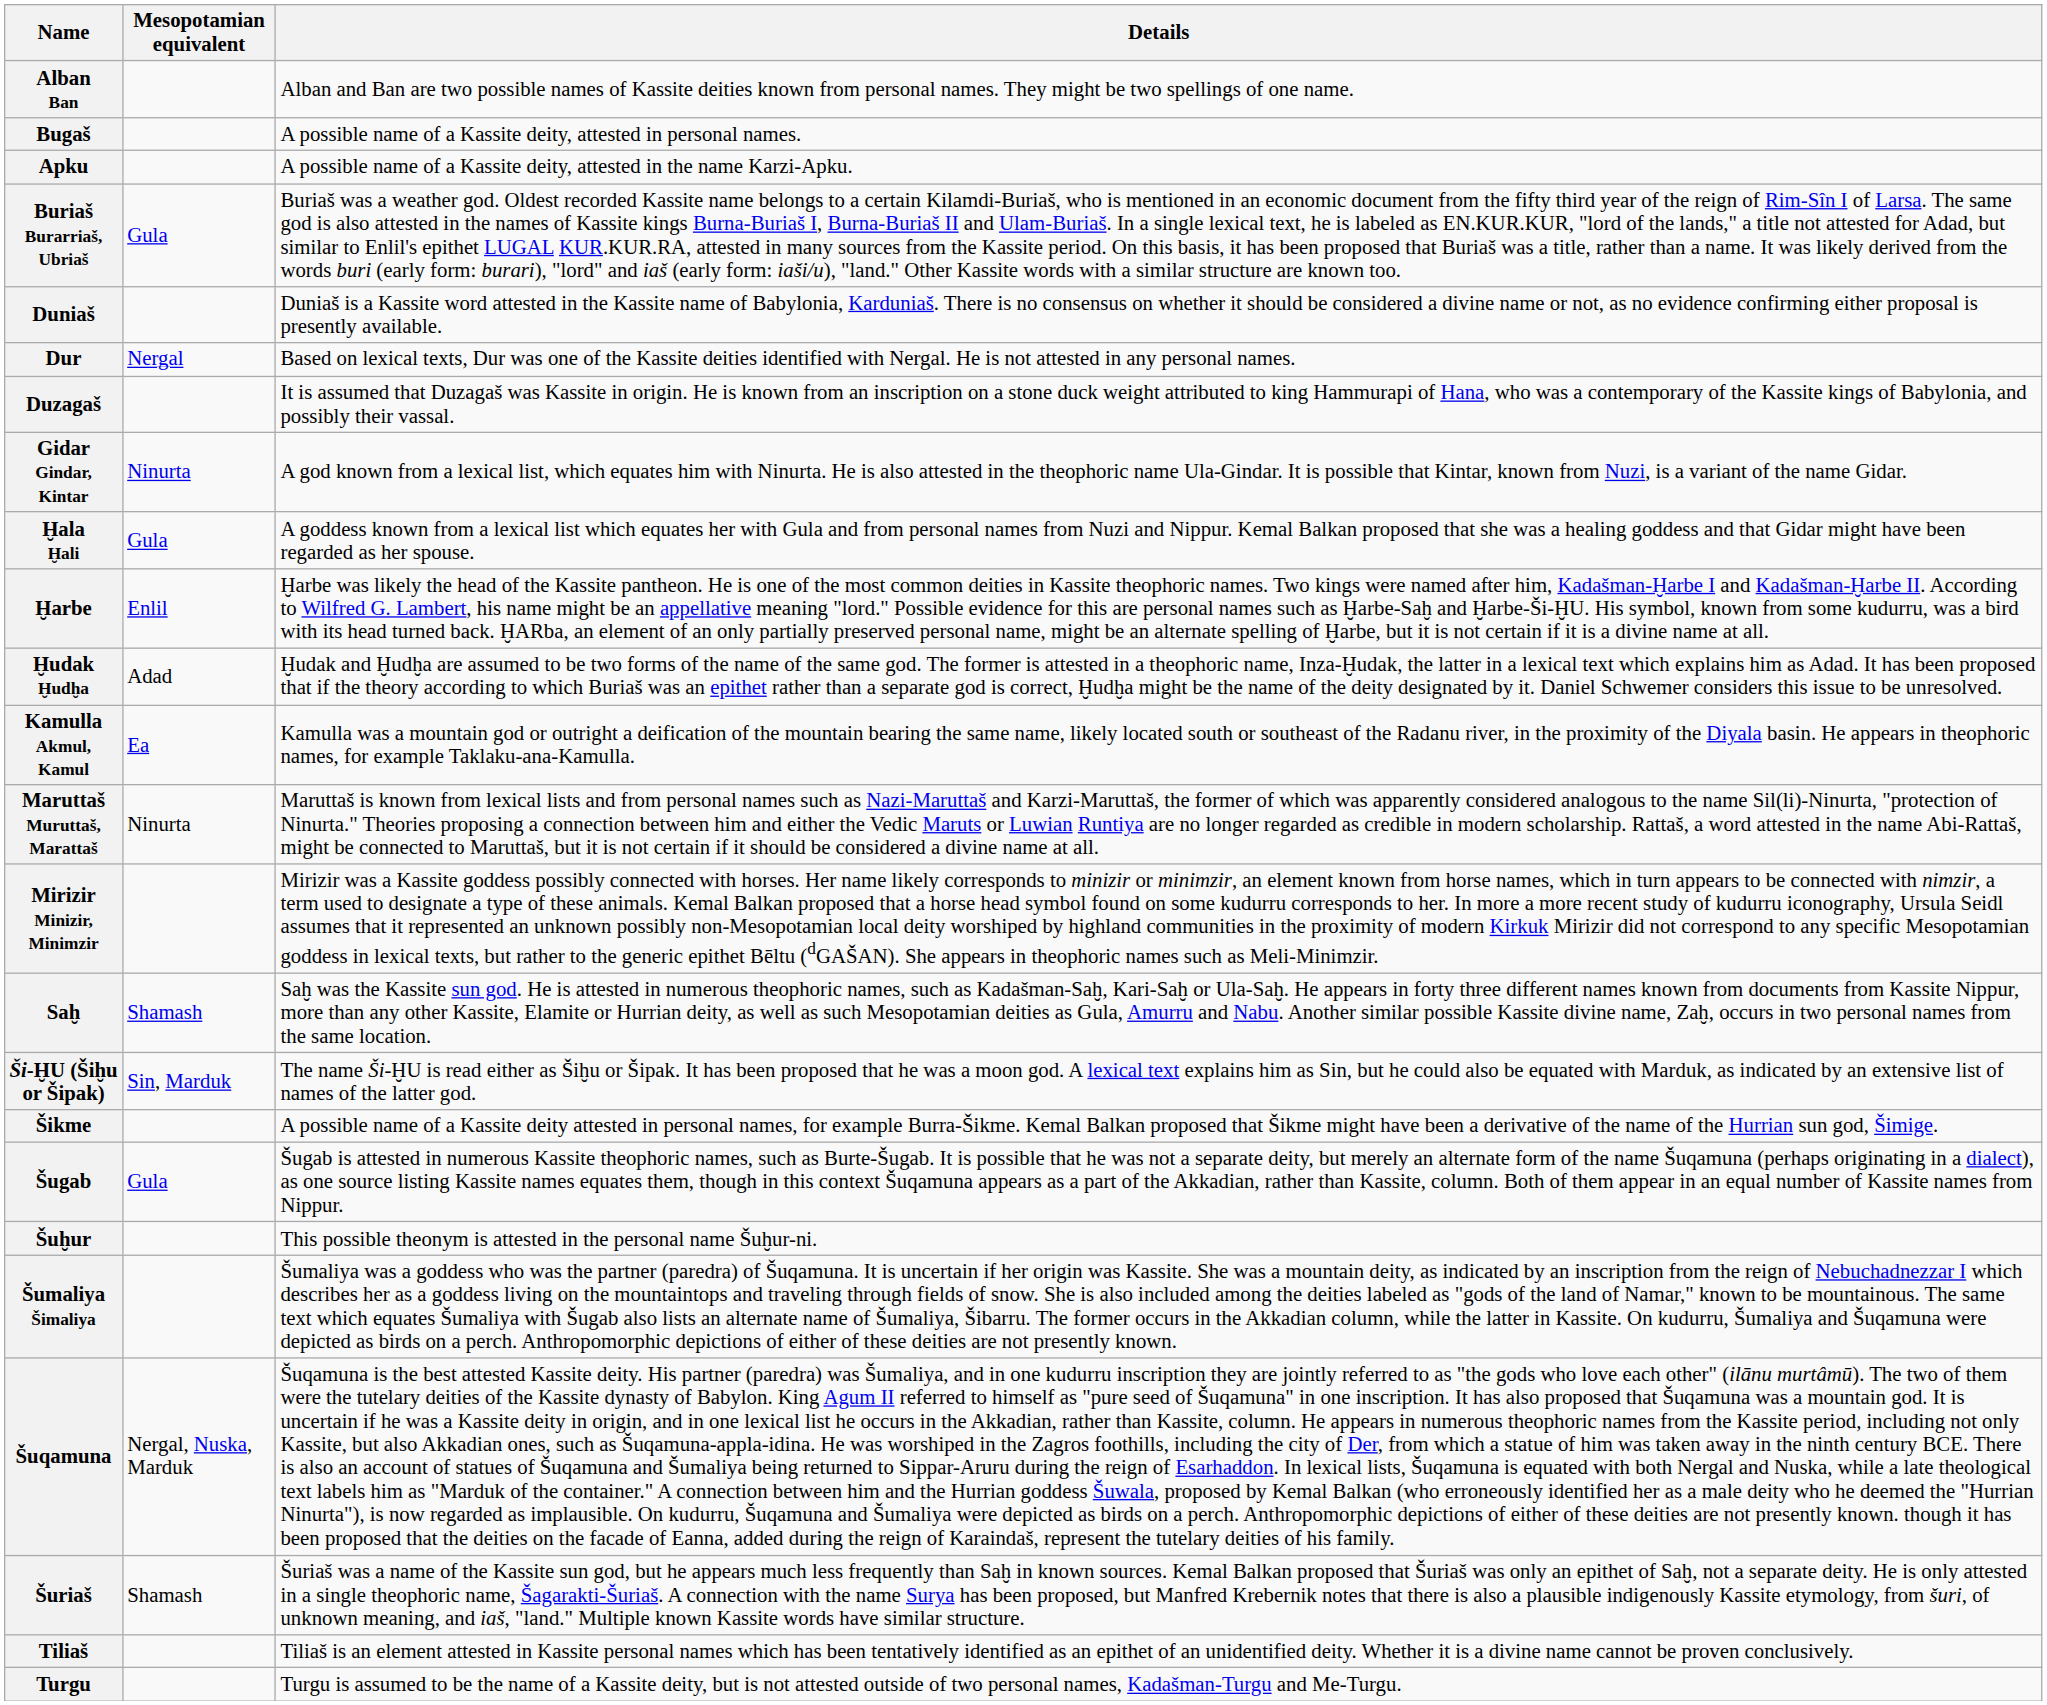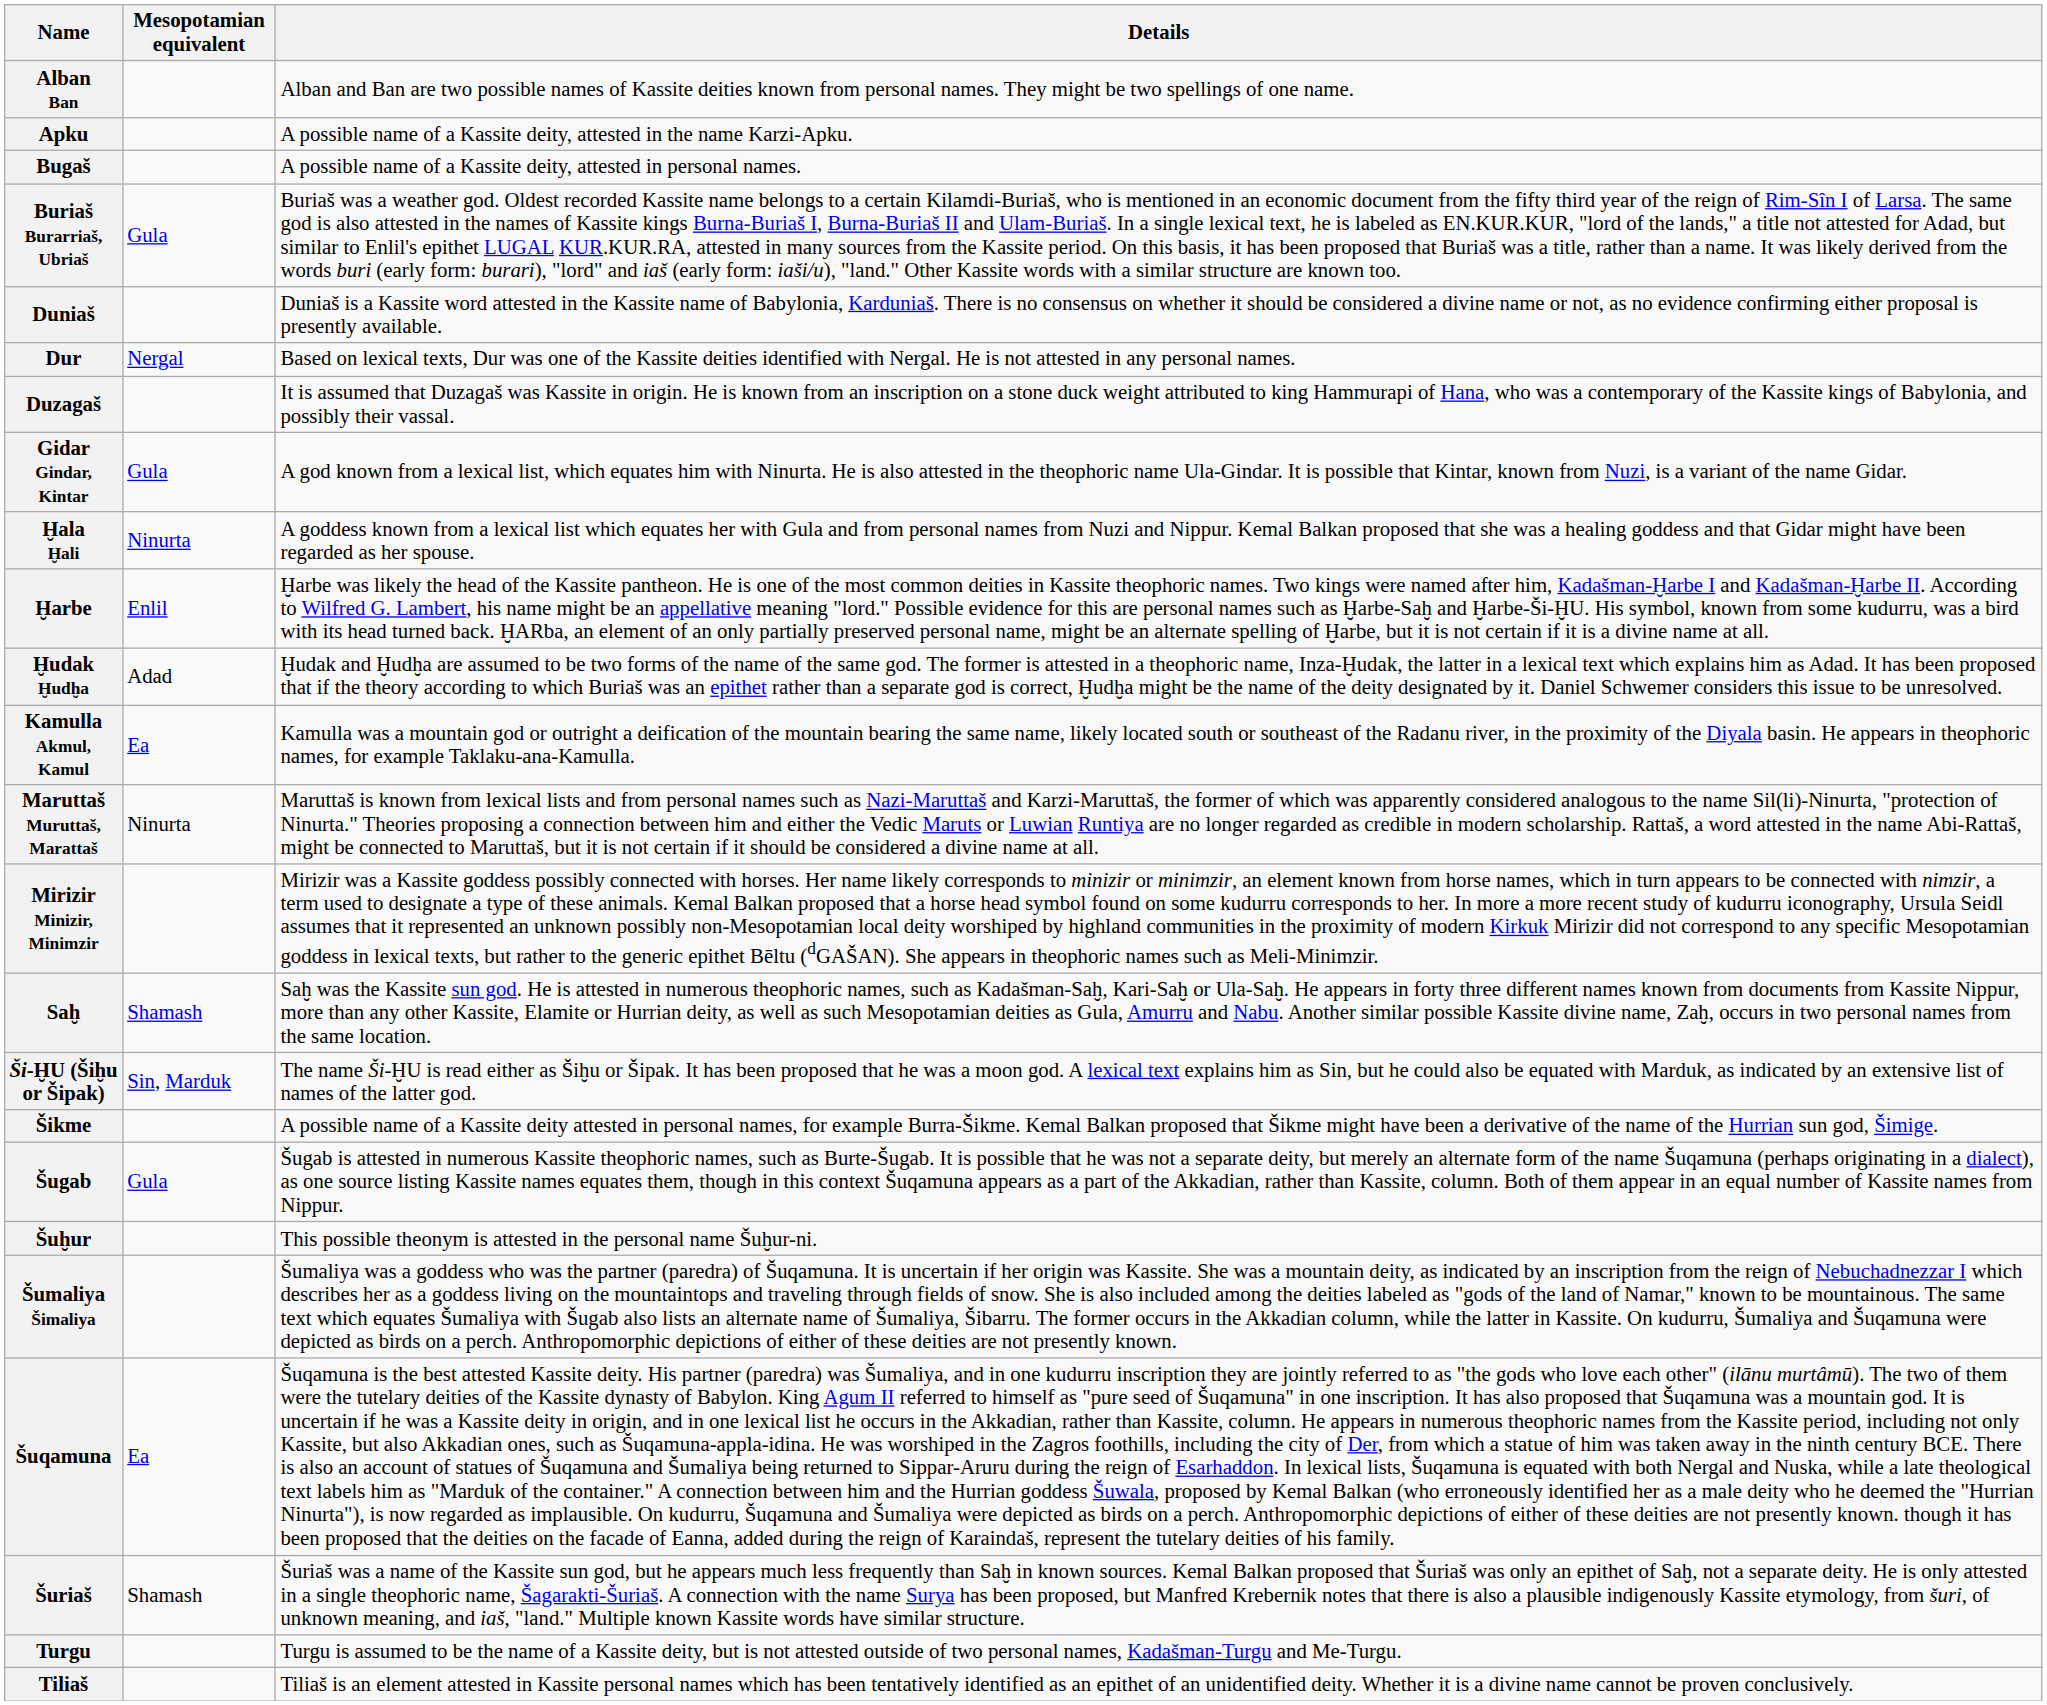rows swapped: (64, 166) <-> (64, 133)
(159, 472) Ninurta -> (147, 472) Gula
(147, 540) Gula -> (159, 540) Ninurta
(190, 1456) Nergal, Nuska, Marduk -> (138, 1456) Ea
rows swapped: (64, 1651) <-> (64, 1684)
